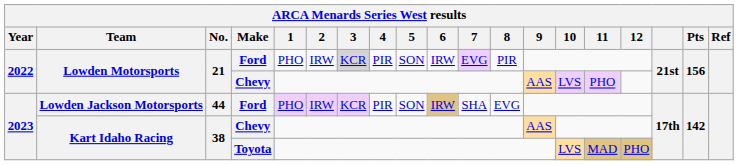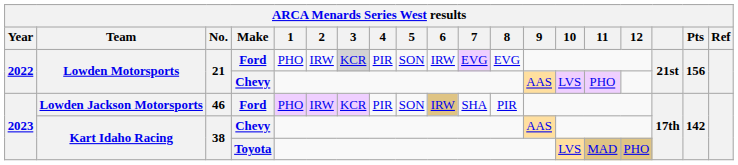(507, 60) PIR -> (507, 60) EVG
(218, 104) 44 -> (218, 104) 46
(507, 104) EVG -> (507, 104) PIR
